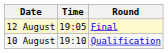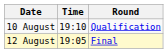rows swapped: (31, 41) <-> (31, 26)
